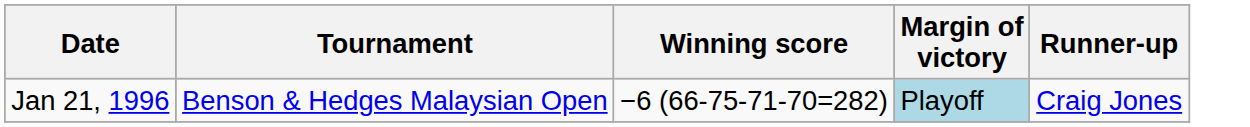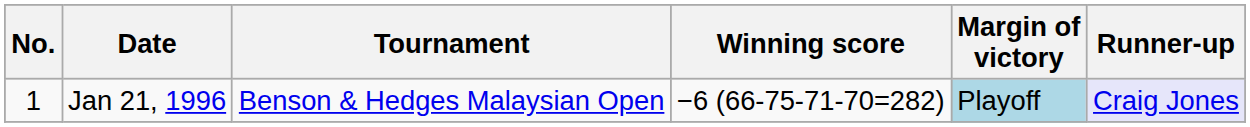+ column: (33, 42)
(1109, 101) no background -> (1166, 101) lavender background
